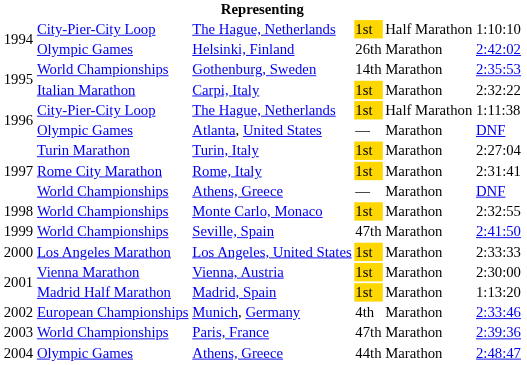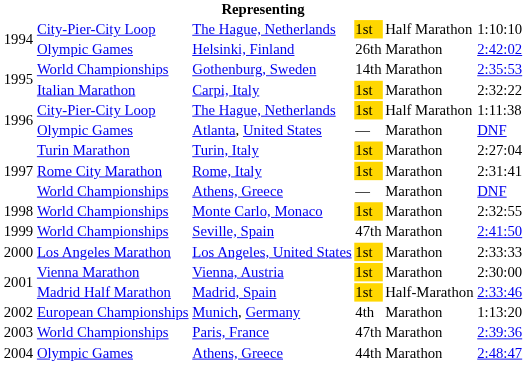(414, 292) Marathon -> (429, 292) Half-Marathon
(498, 292) 1:13:20 -> (500, 292) 2:33:46
(498, 312) 2:33:46 -> (500, 312) 1:13:20
